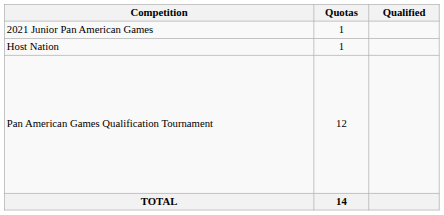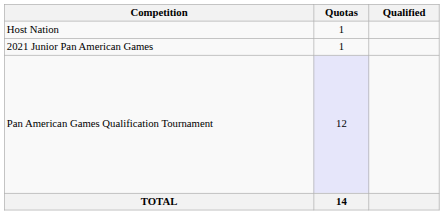rows swapped: (33, 47) <-> (80, 30)
(341, 124) no background -> (341, 124) lavender background
